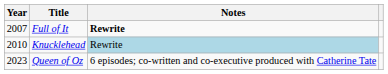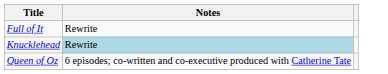- column: (17, 12)
(107, 28) bold -> (81, 28) normal
